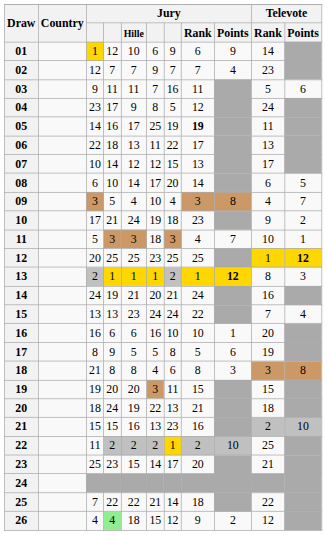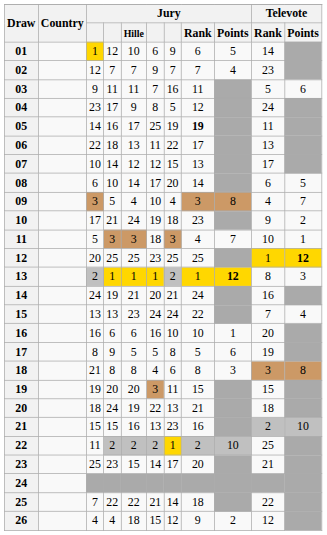(233, 51) 9 -> (233, 51) 5
(112, 520) lightgreen background -> (112, 520) no background
